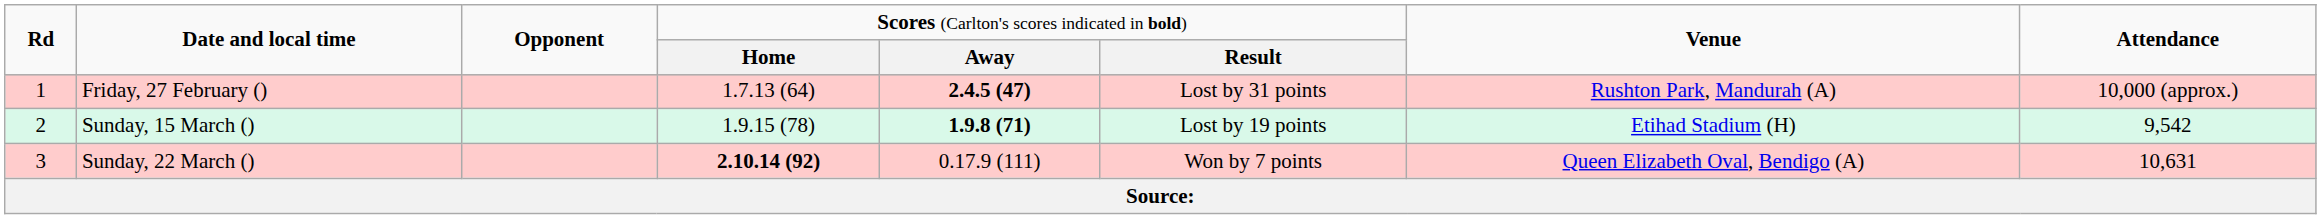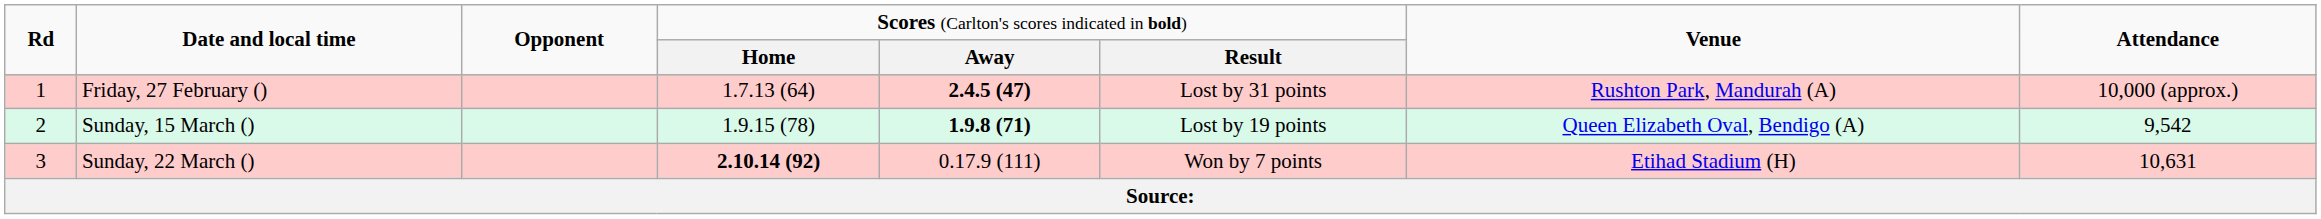(1713, 126) Etihad Stadium (H) -> (1713, 126) Queen Elizabeth Oval, Bendigo (A)
(1713, 160) Queen Elizabeth Oval, Bendigo (A) -> (1713, 160) Etihad Stadium (H)
